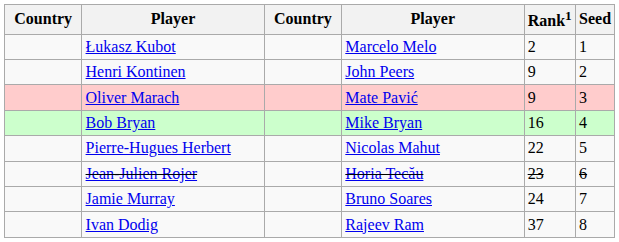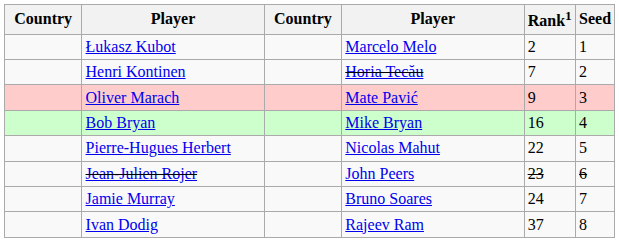(380, 72) John Peers -> (384, 72) Horia Tecău
(532, 72) 9 -> (532, 72) 7
(384, 173) Horia Tecău -> (380, 173) John Peers
